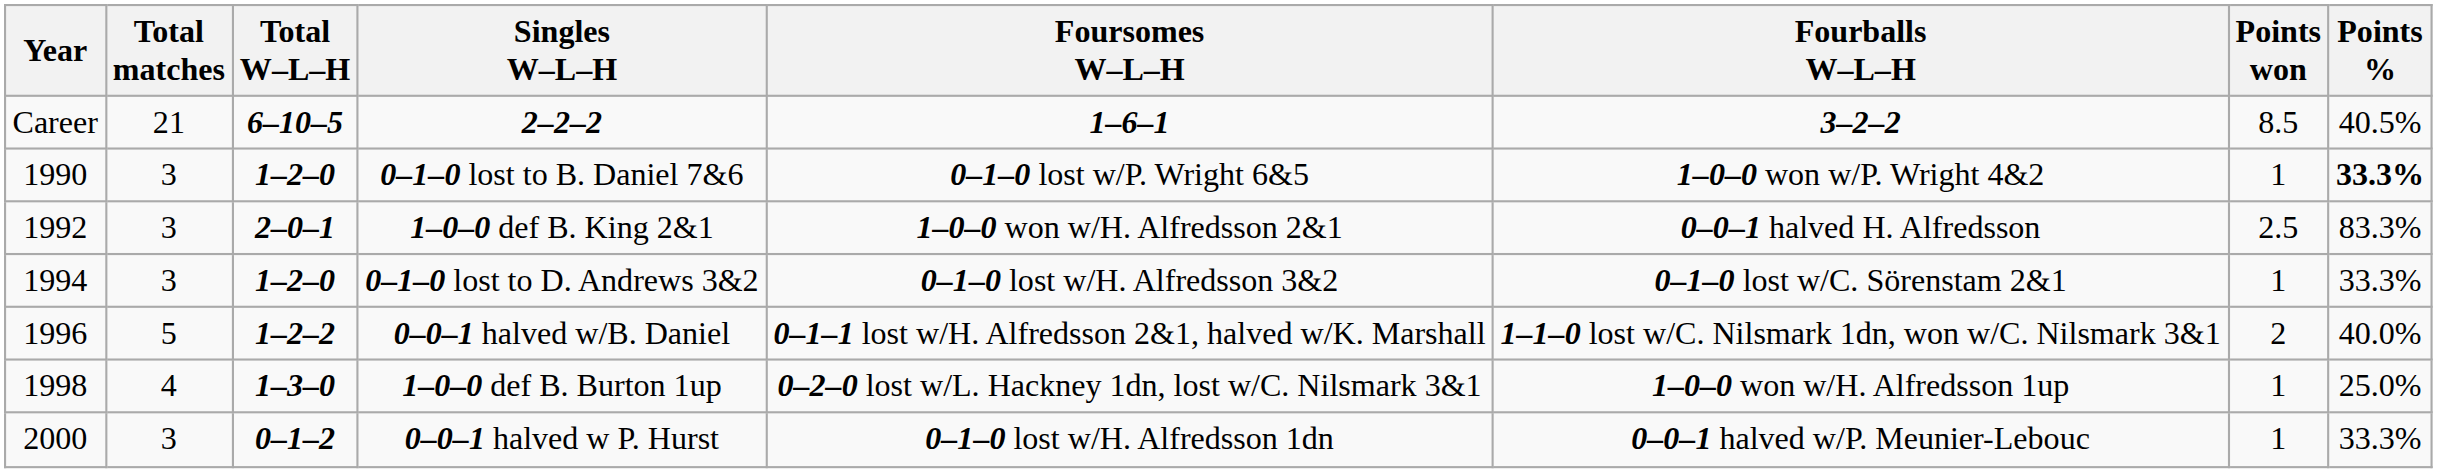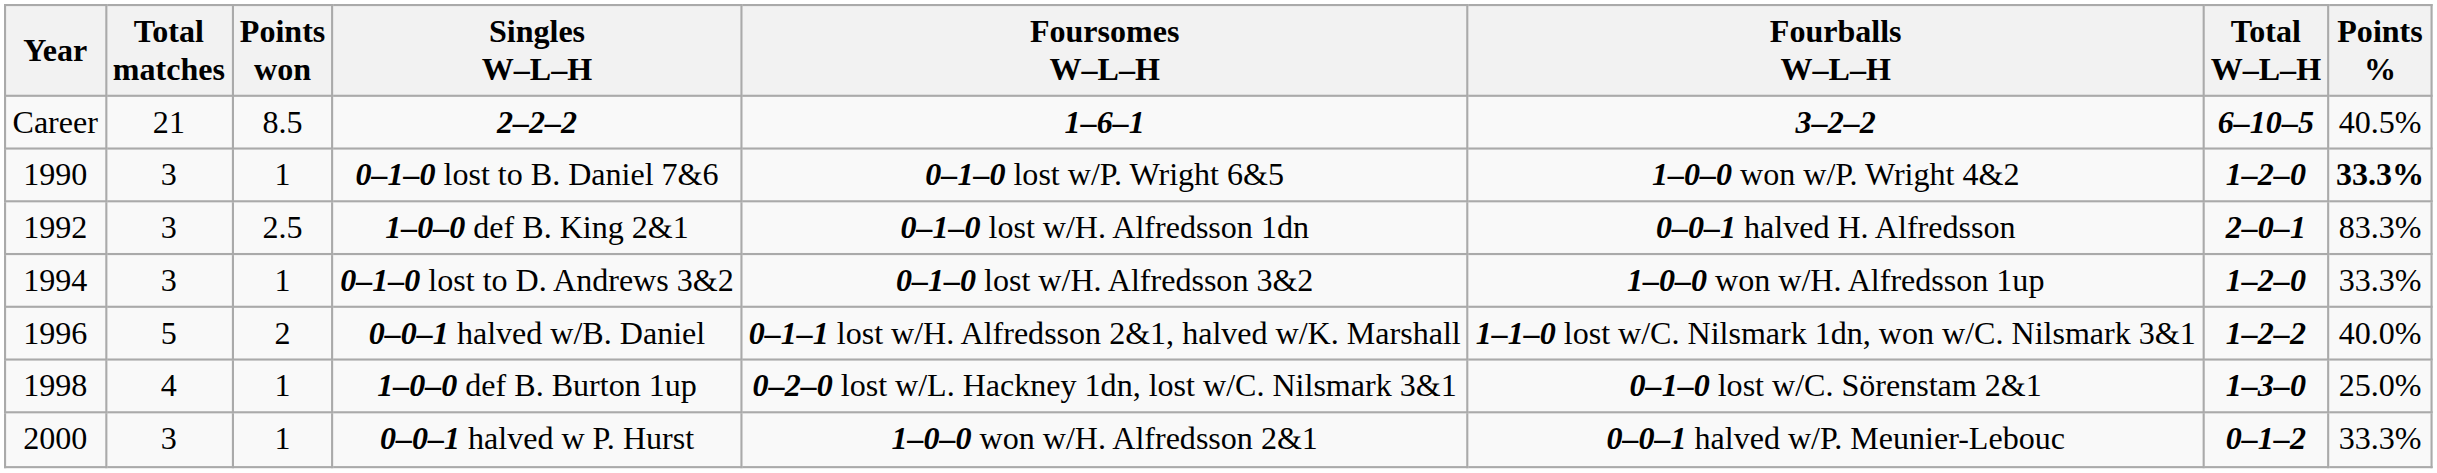columns swapped: (295, 50) <-> (2278, 50)
(1130, 227) 1–0–0 won w/H. Alfredsson 2&1 -> (1105, 227) 0–1–0 lost w/H. Alfredsson 1dn
(1861, 280) 0–1–0 lost w/C. Sörenstam 2&1 -> (1836, 280) 1–0–0 won w/H. Alfredsson 1up
(1861, 386) 1–0–0 won w/H. Alfredsson 1up -> (1836, 386) 0–1–0 lost w/C. Sörenstam 2&1
(1130, 439) 0–1–0 lost w/H. Alfredsson 1dn -> (1105, 439) 1–0–0 won w/H. Alfredsson 2&1
